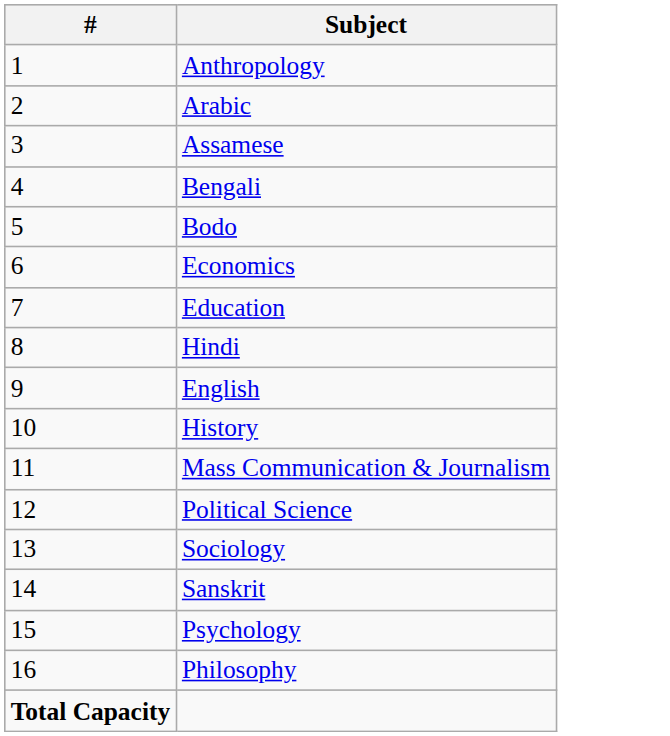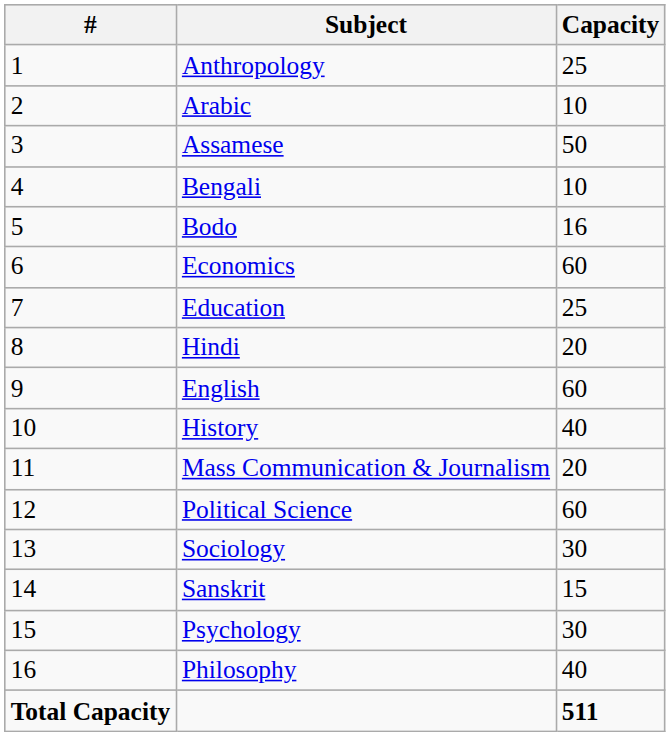+ column: (611, 24)
